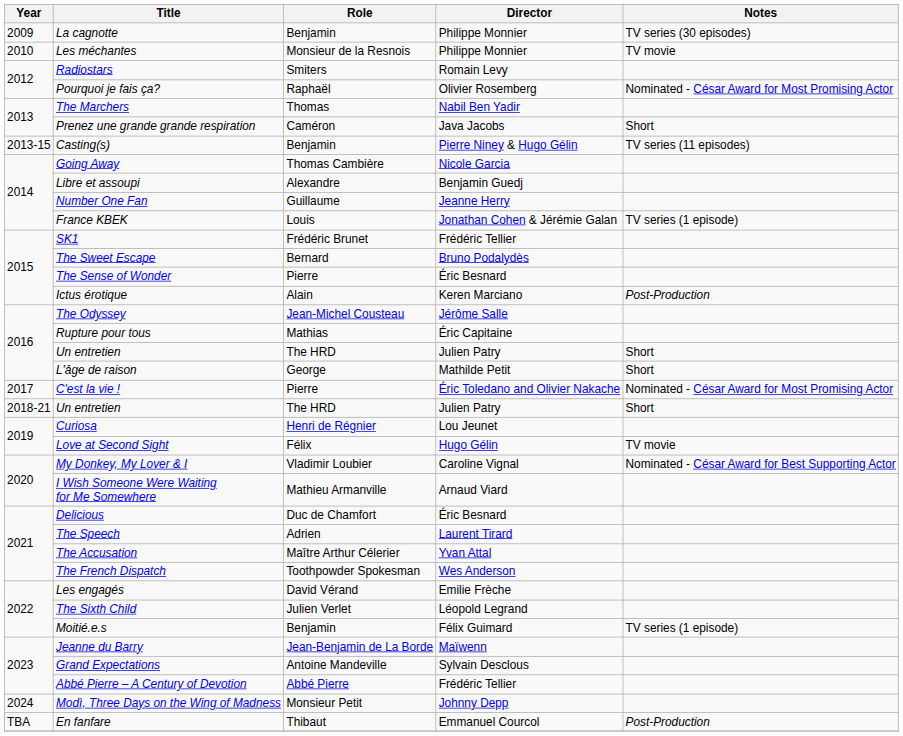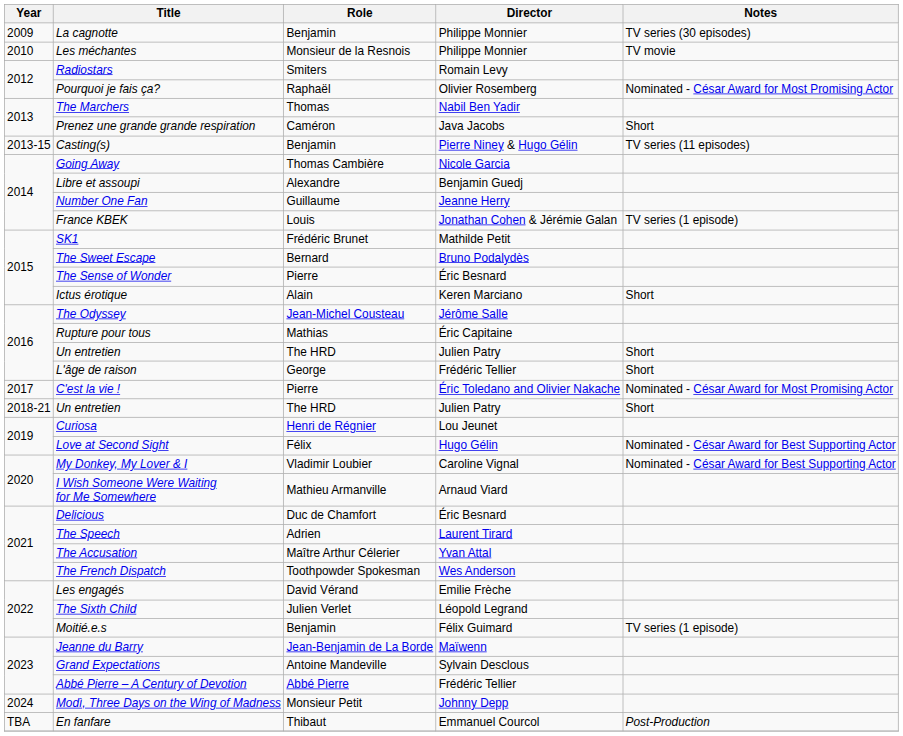(477, 239) Frédéric Tellier -> (475, 239) Mathilde Petit
(668, 295) Post-Production -> (640, 295) Short
(475, 370) Mathilde Petit -> (477, 370) Frédéric Tellier
(651, 445) TV movie -> (761, 445) Nominated - César Award for Best Supporting Actor
